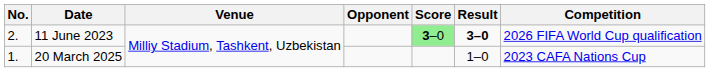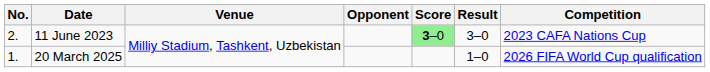(477, 35) bold -> (477, 35) normal
(603, 35) 2026 FIFA World Cup qualification -> (575, 35) 2023 CAFA Nations Cup
(575, 56) 2023 CAFA Nations Cup -> (603, 56) 2026 FIFA World Cup qualification
